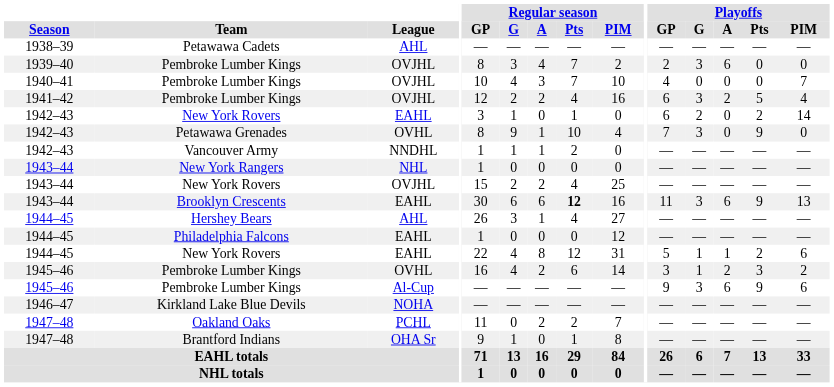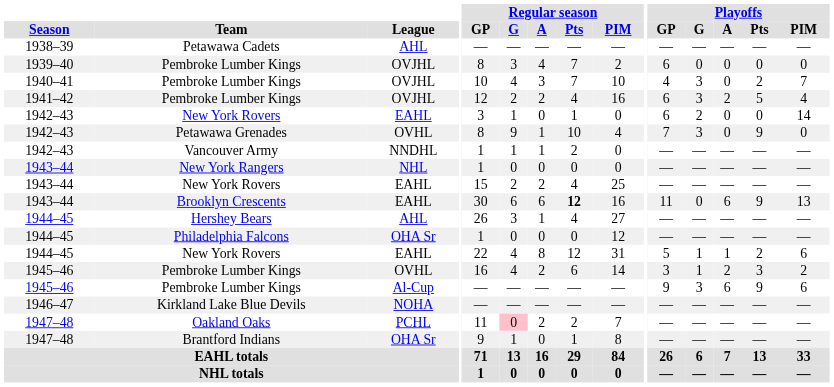(666, 64) 2 -> (666, 64) 6
(699, 64) 3 -> (699, 64) 0
(727, 64) 6 -> (727, 64) 0
(699, 81) 0 -> (699, 81) 3
(759, 81) 0 -> (759, 81) 2
(759, 115) 2 -> (759, 115) 0
(413, 184) OVJHL -> (413, 184) EAHL
(699, 201) 3 -> (699, 201) 0
(413, 236) EAHL -> (413, 236) OHA Sr
(514, 322) no background -> (514, 322) pink background
